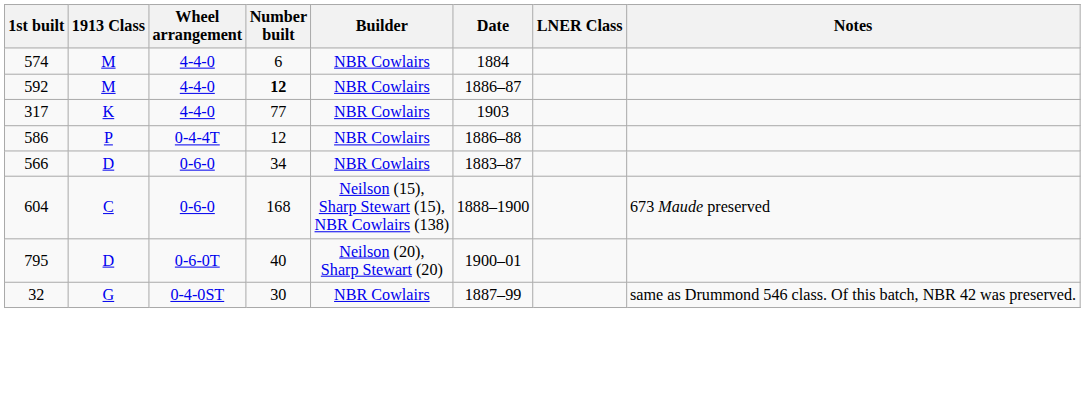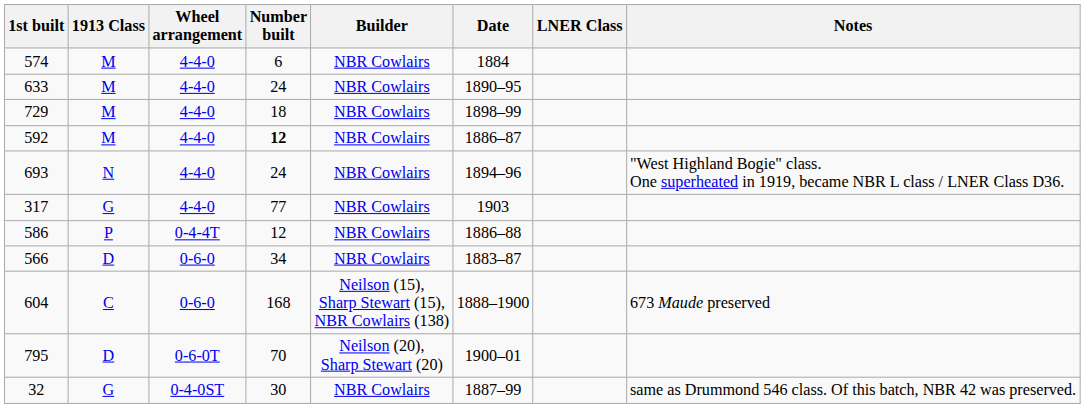+ row: (36, 86)
+ row: (36, 112)
+ row: (36, 172)
(108, 112) K -> (108, 207) G
(278, 260) 40 -> (278, 355) 70
